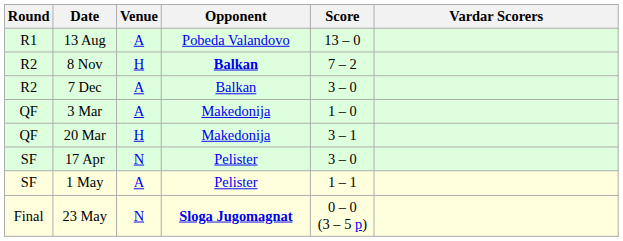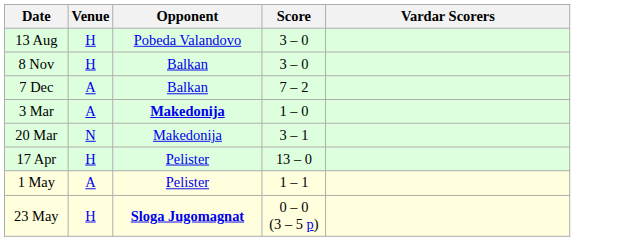- column: (29, 16)
(139, 40) A -> (91, 40) H
(342, 40) 13 – 0 -> (294, 40) 3 – 0
(236, 64) bold -> (187, 64) normal
(342, 64) 7 – 2 -> (294, 64) 3 – 0
(342, 88) 3 – 0 -> (294, 88) 7 – 2
(236, 111) normal -> (187, 111) bold
(139, 135) H -> (91, 135) N
(139, 159) N -> (91, 159) H
(342, 159) 3 – 0 -> (294, 159) 13 – 0
(139, 215) N -> (91, 215) H
